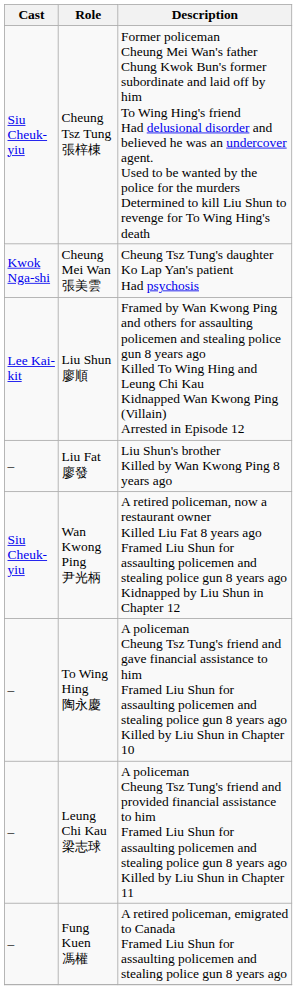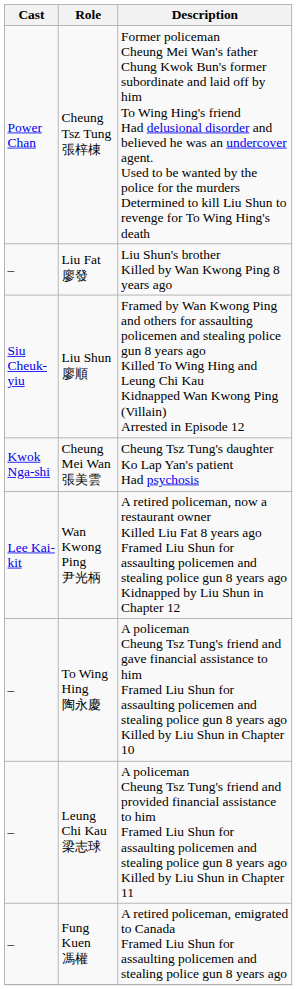(27, 134) Siu Cheuk-yiu -> (25, 134) Power Chan
rows swapped: (86, 269) <-> (81, 464)
(31, 368) Lee Kai-kit -> (27, 366) Siu Cheuk-yiu
(27, 555) Siu Cheuk-yiu -> (31, 555) Lee Kai-kit
